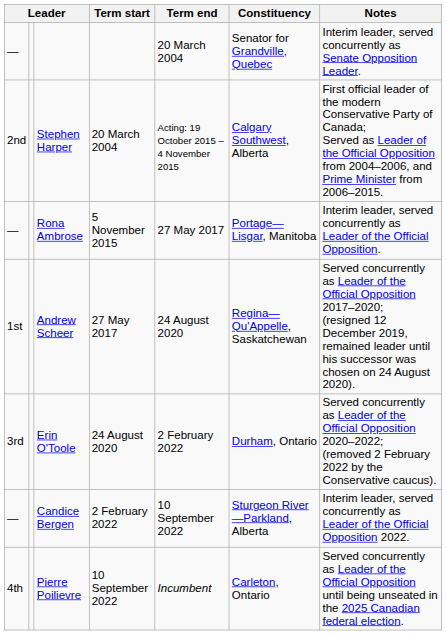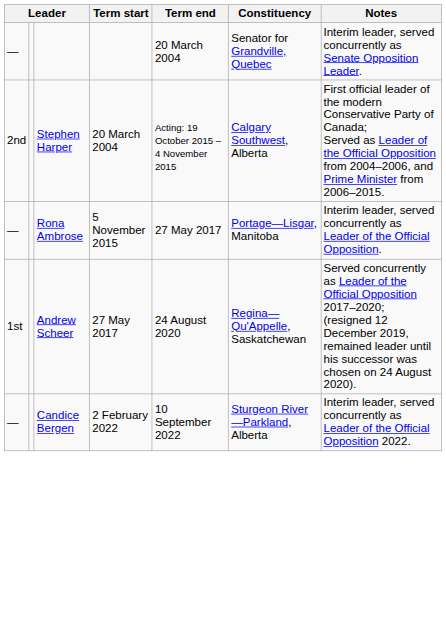- row: (56, 441)
- row: (59, 588)
